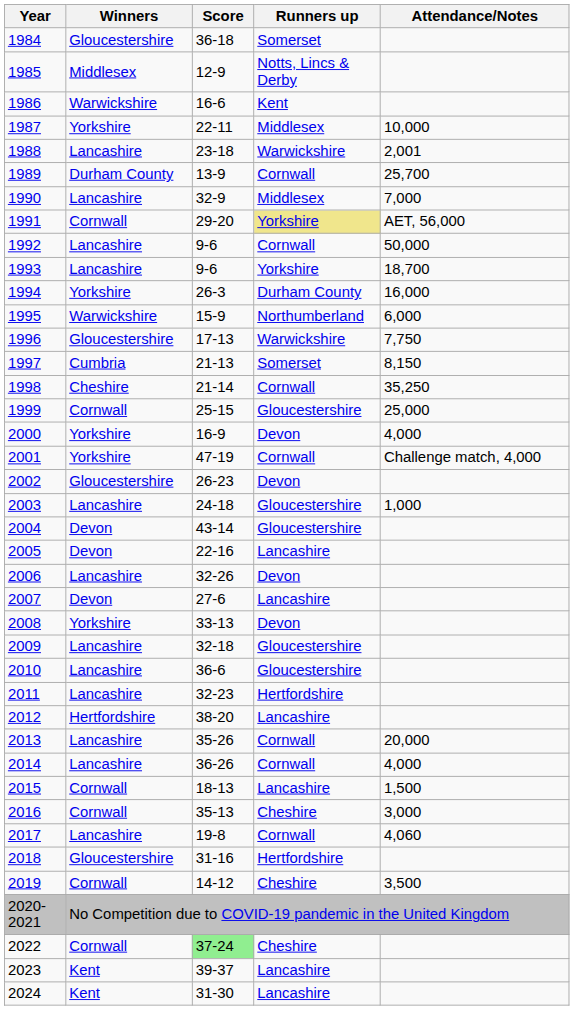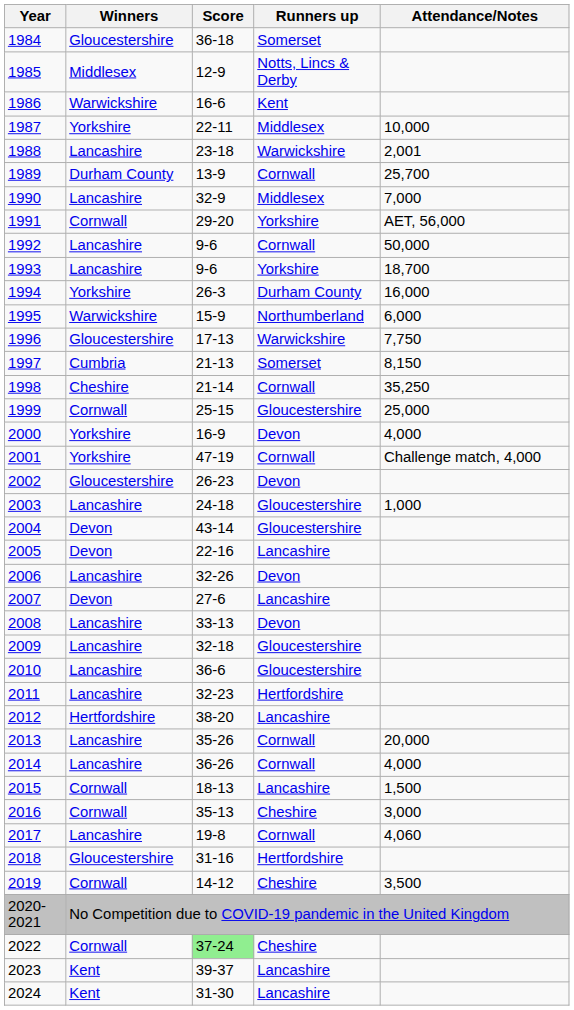(288, 221) khaki background -> (288, 221) no background
(100, 623) Yorkshire -> (106, 623) Lancashire
